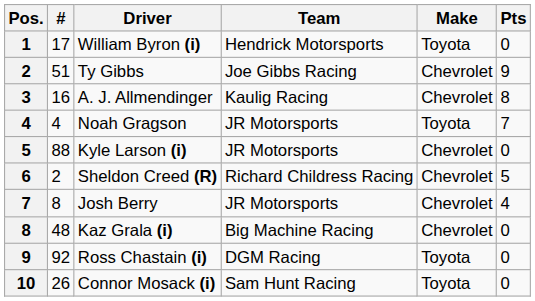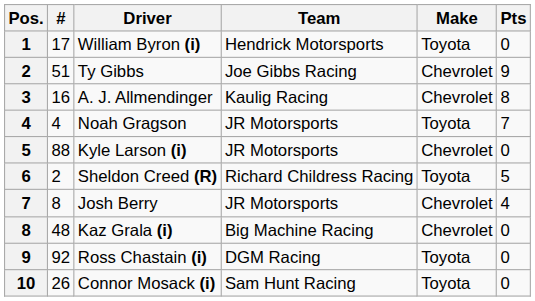(457, 177) Chevrolet -> (446, 177) Toyota
